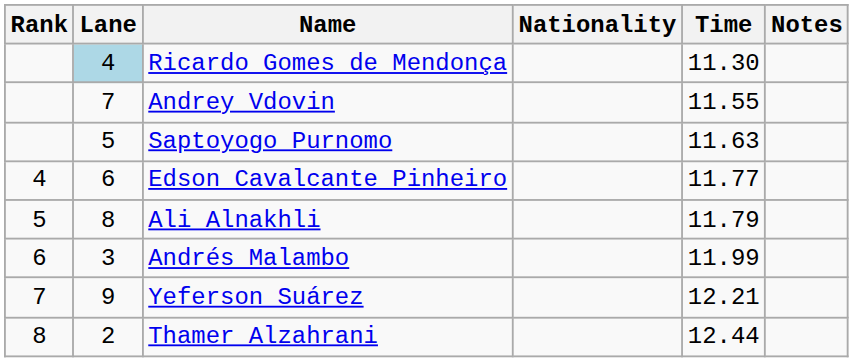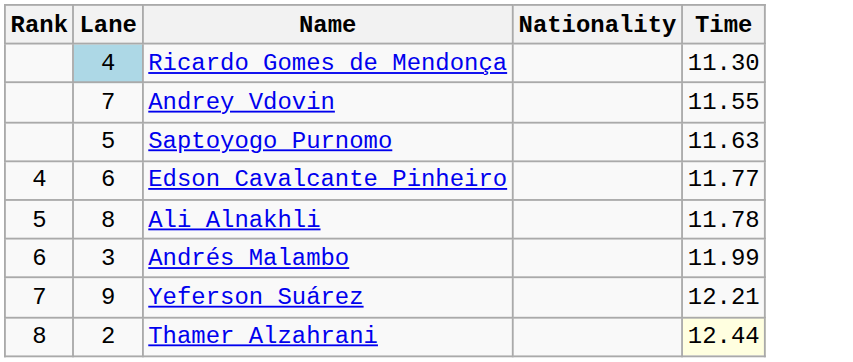- column: (807, 24)
(724, 219) 11.79 -> (724, 219) 11.78
(724, 336) no background -> (724, 336) lightyellow background
